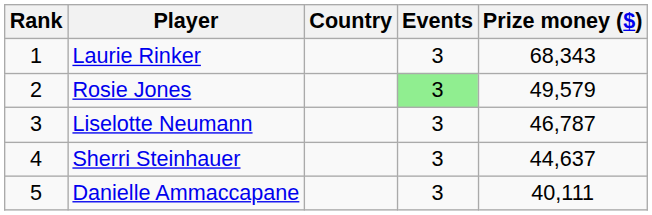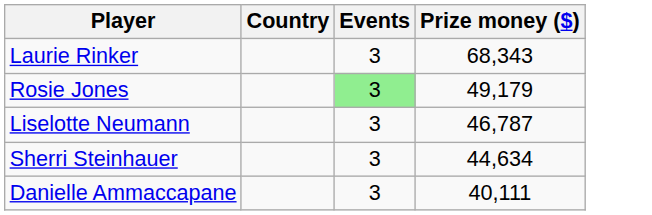- column: (36, 21)
(563, 90) 49,579 -> (500, 90) 49,179
(563, 158) 44,637 -> (500, 158) 44,634
